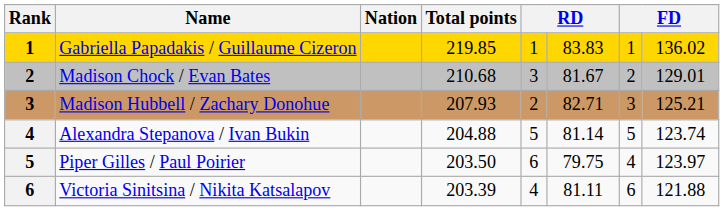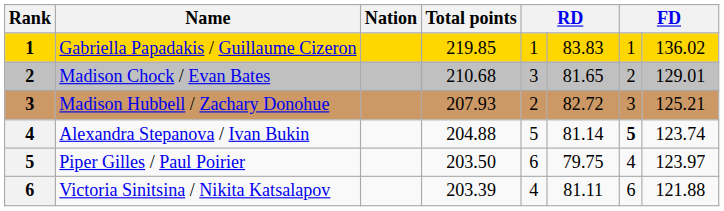(583, 76) 81.67 -> (583, 76) 81.65
(583, 104) 82.71 -> (583, 104) 82.72
(631, 133) normal -> (631, 133) bold
